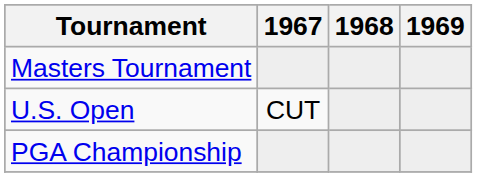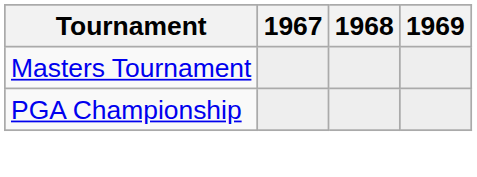- row: (73, 110)
